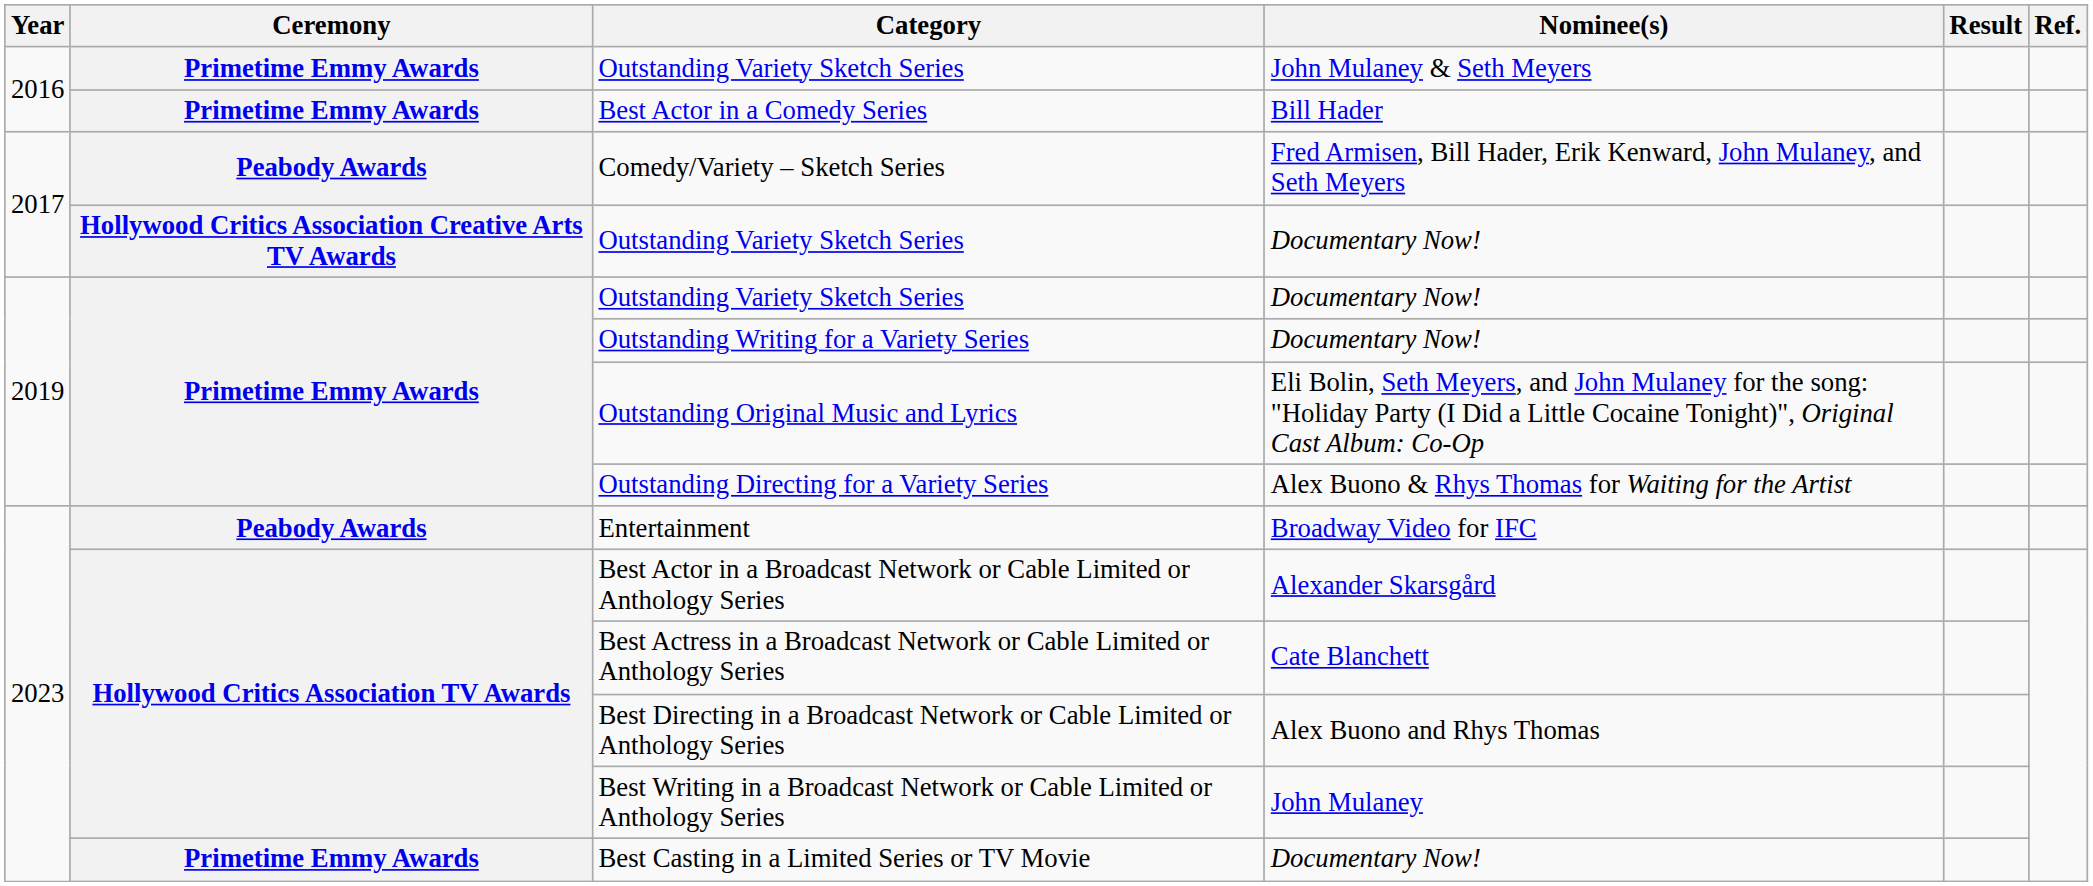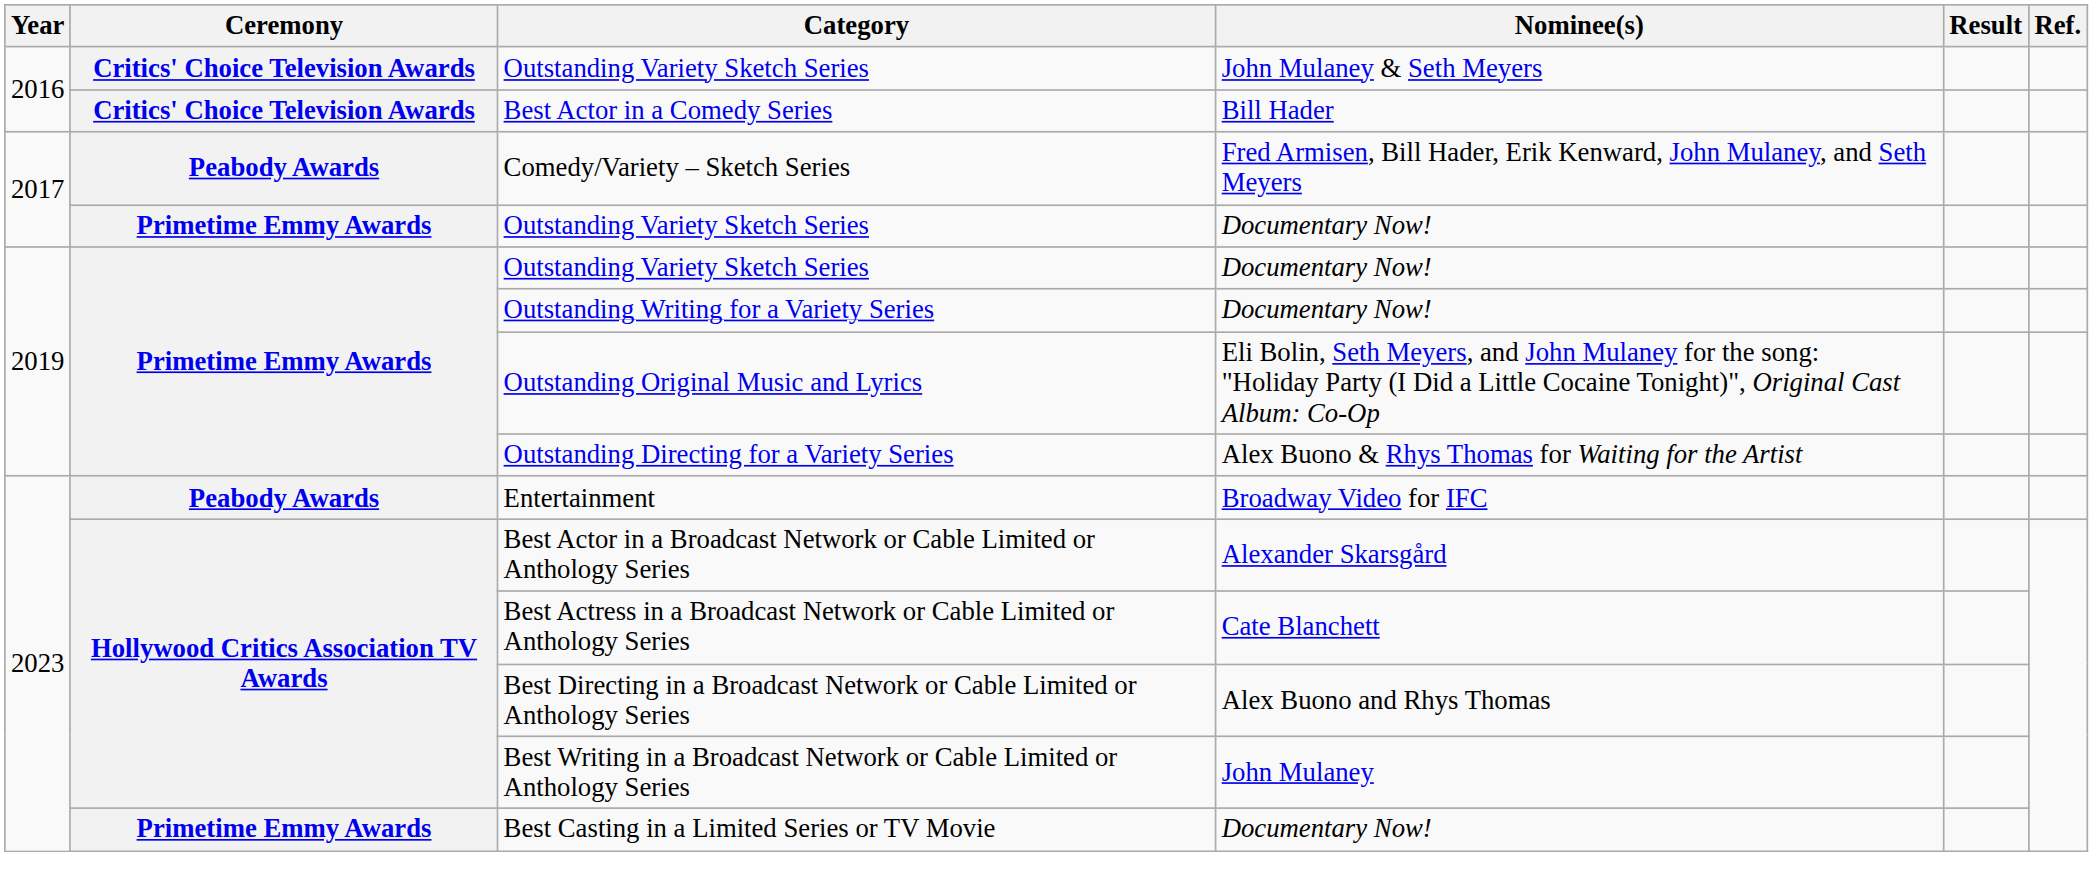(331, 68) Primetime Emmy Awards -> (284, 68) Critics' Choice Television Awards
(331, 110) Primetime Emmy Awards -> (284, 110) Critics' Choice Television Awards
(331, 240) Hollywood Critics Association Creative Arts TV Awards -> (284, 225) Primetime Emmy Awards
